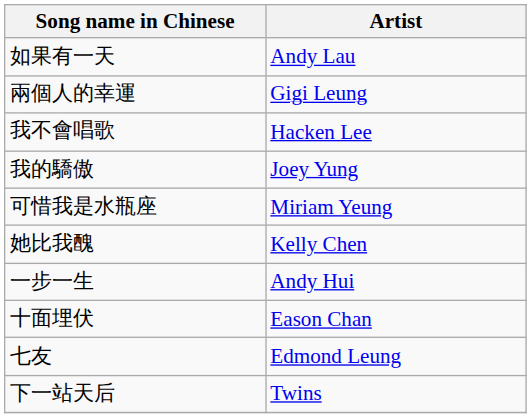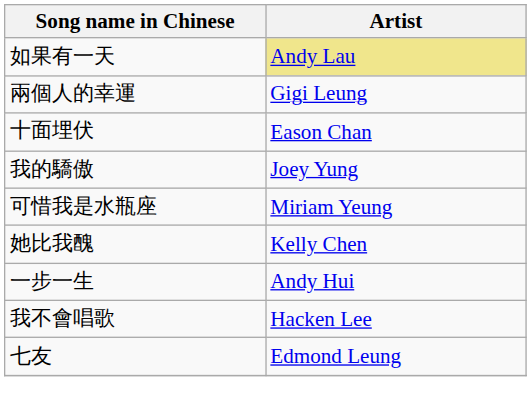(313, 56) no background -> (313, 56) khaki background
rows swapped: (62, 130) <-> (52, 318)
- row: (62, 393)
